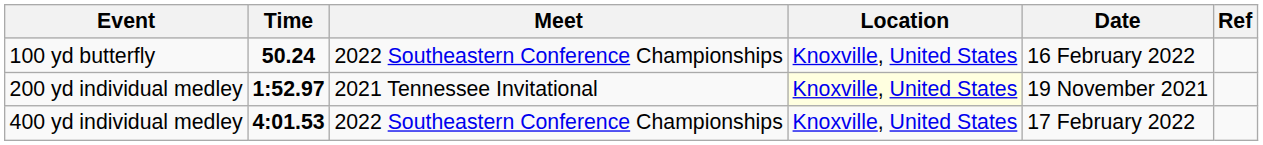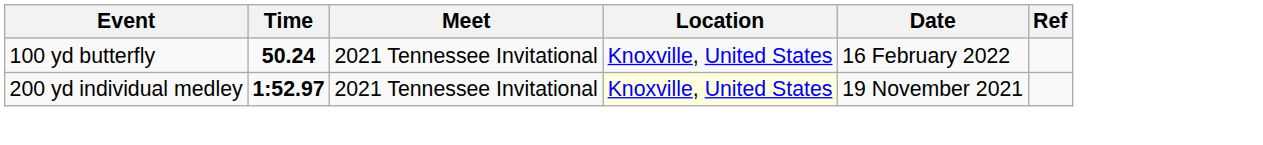(559, 55) 2022 Southeastern Conference Championships -> (466, 55) 2021 Tennessee Invitational
- row: (126, 122)
